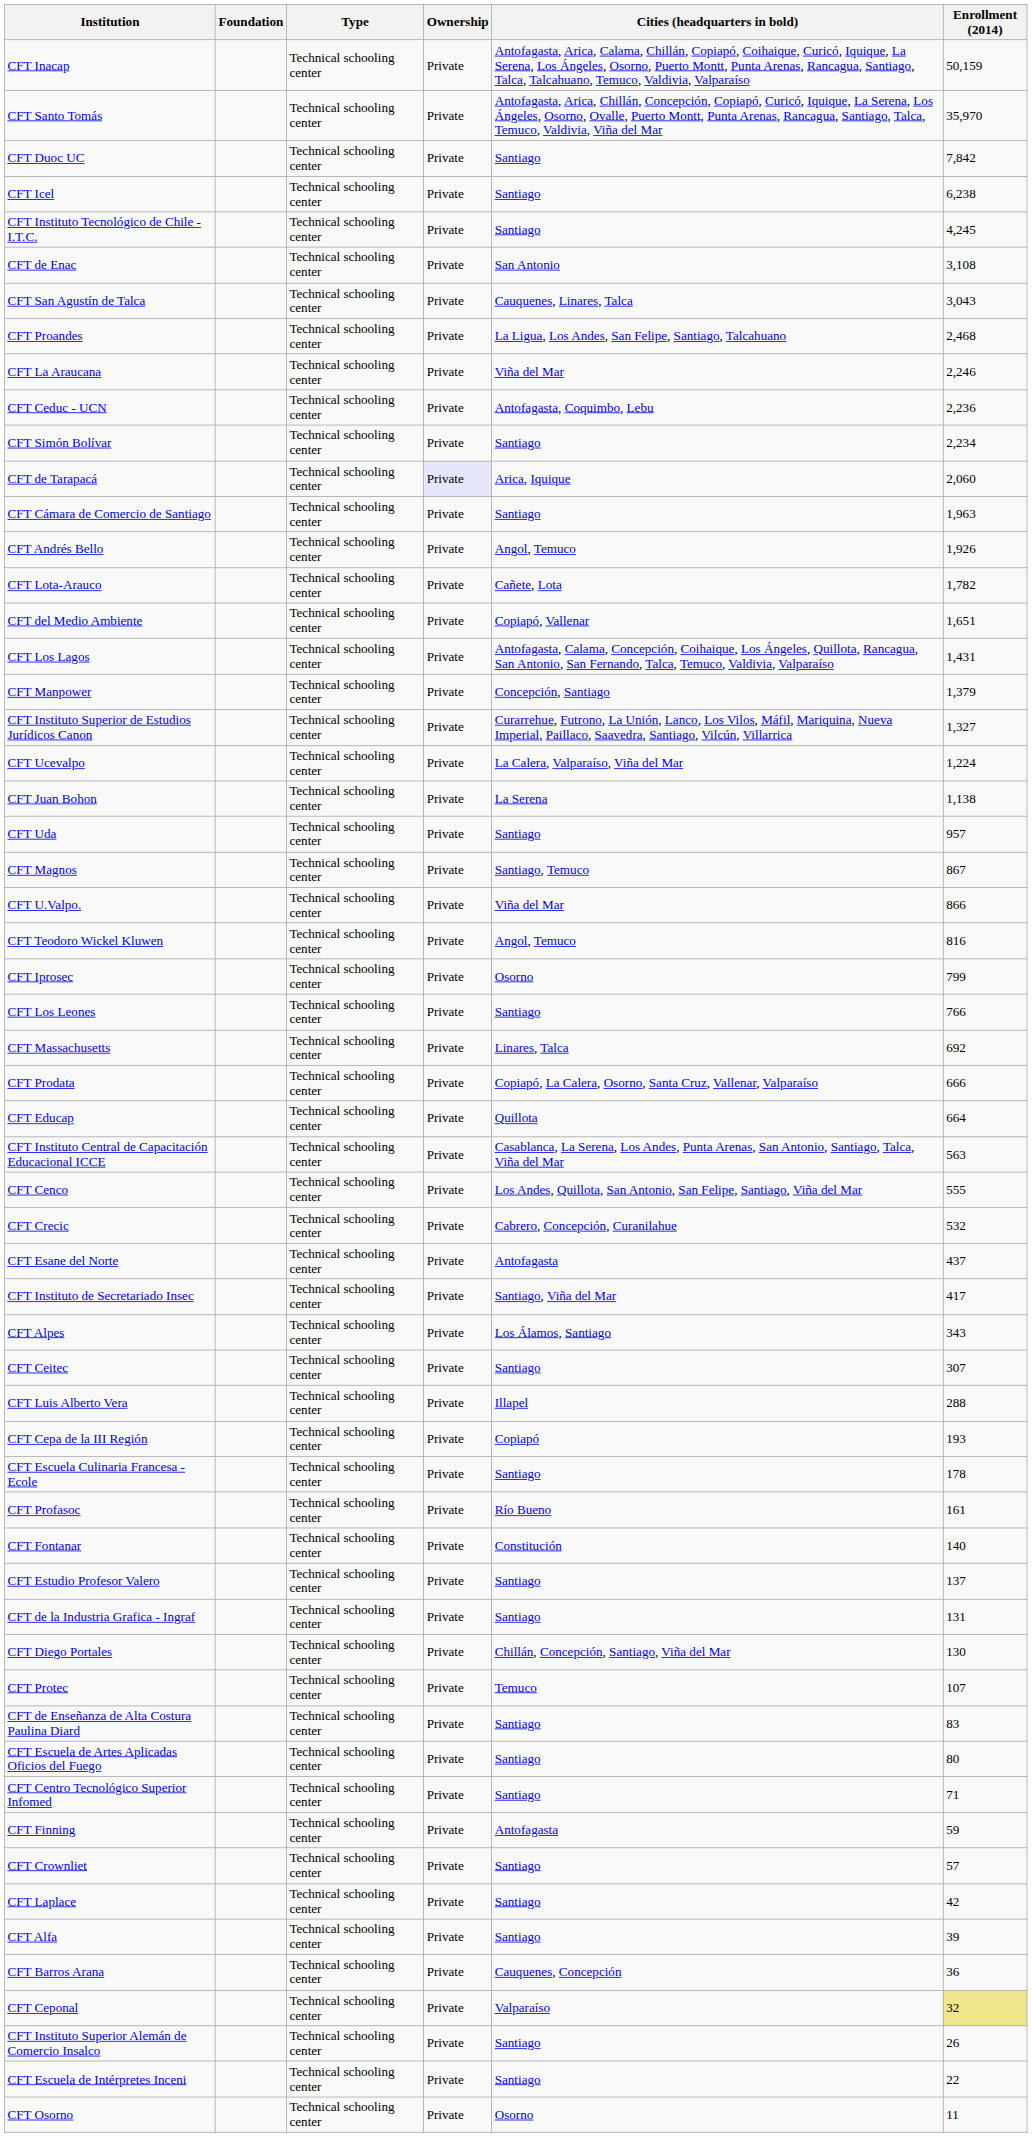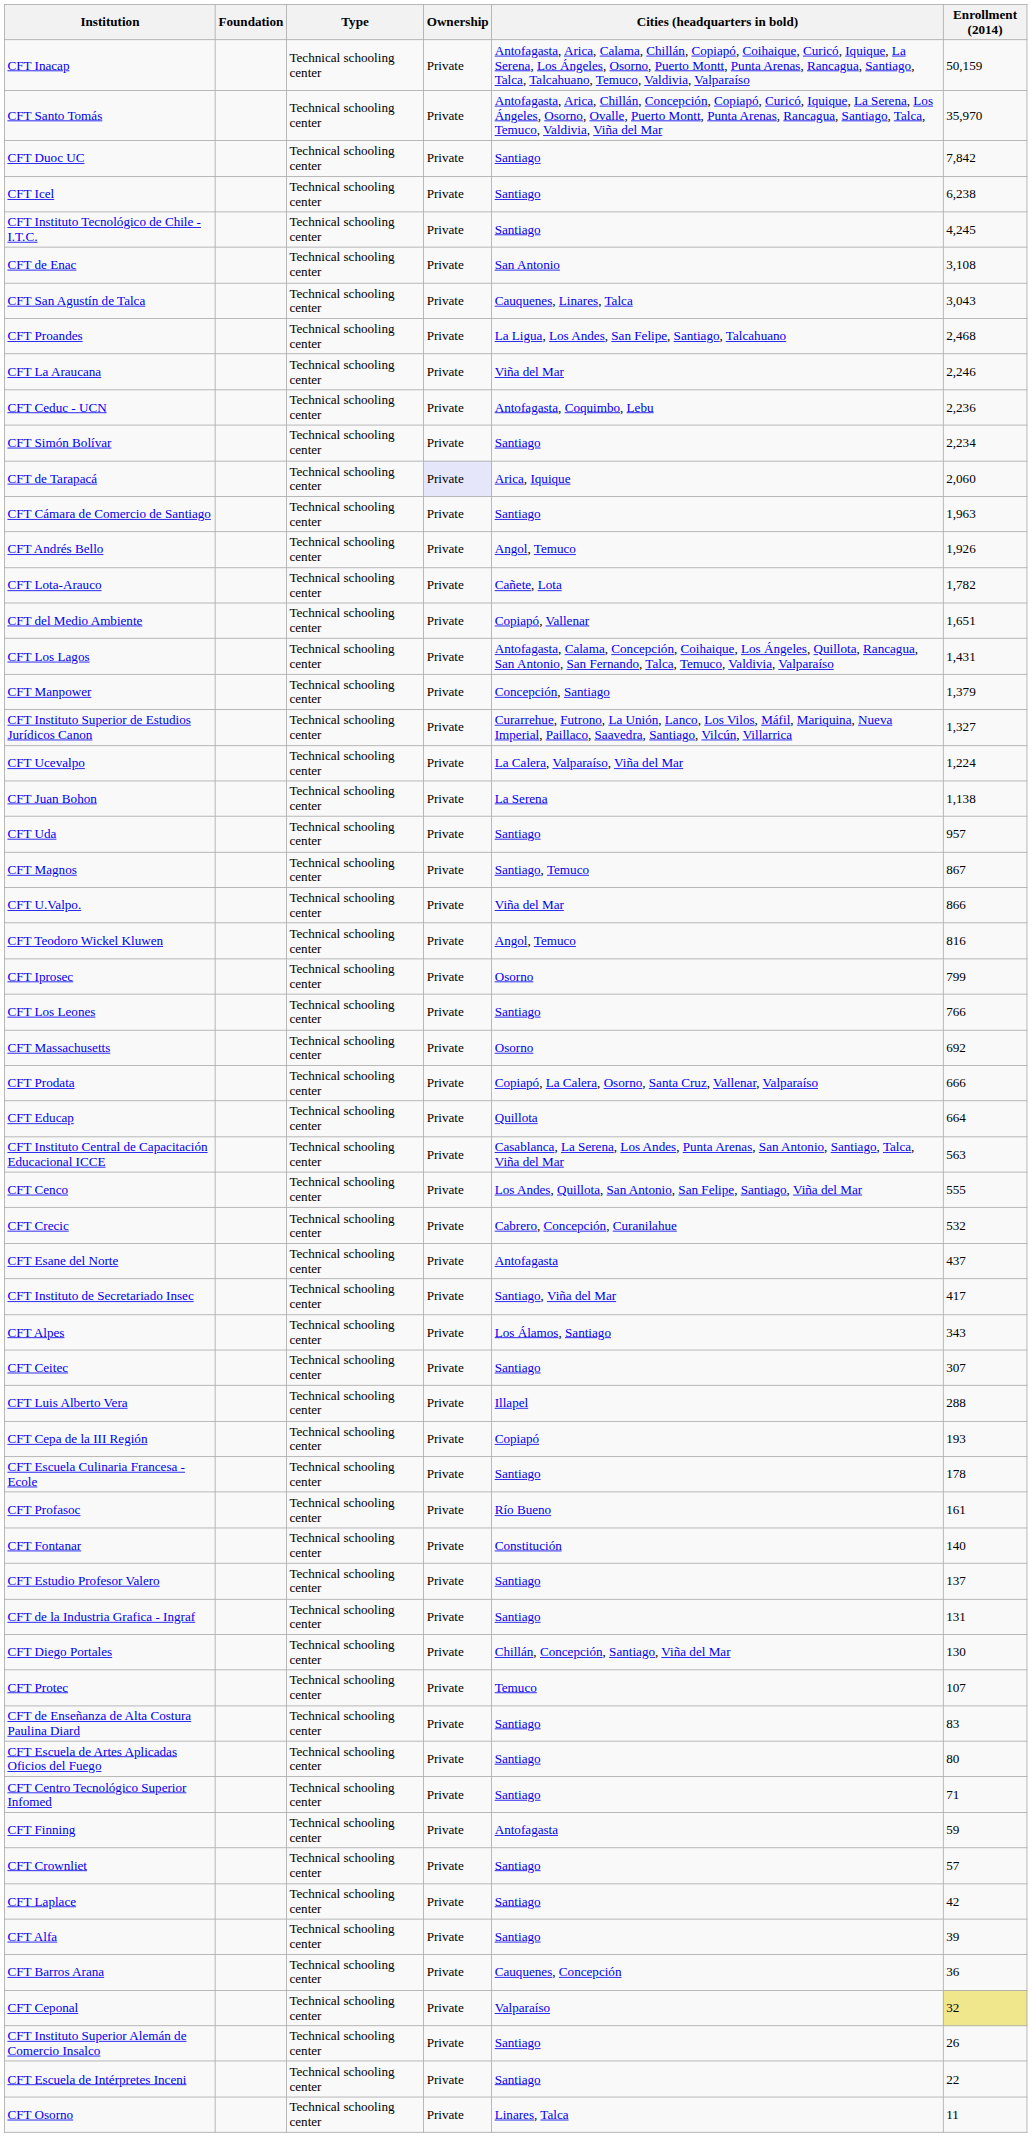(532, 1047) Linares, Talca -> (514, 1047) Osorno
(514, 2114) Osorno -> (532, 2114) Linares, Talca
